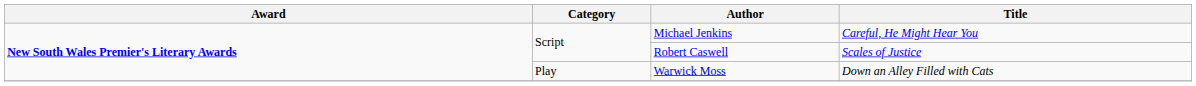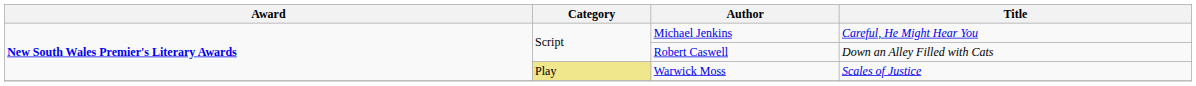(882, 52) Scales of Justice -> (918, 52) Down an Alley Filled with Cats
(546, 71) no background -> (546, 71) khaki background
(918, 71) Down an Alley Filled with Cats -> (882, 71) Scales of Justice
